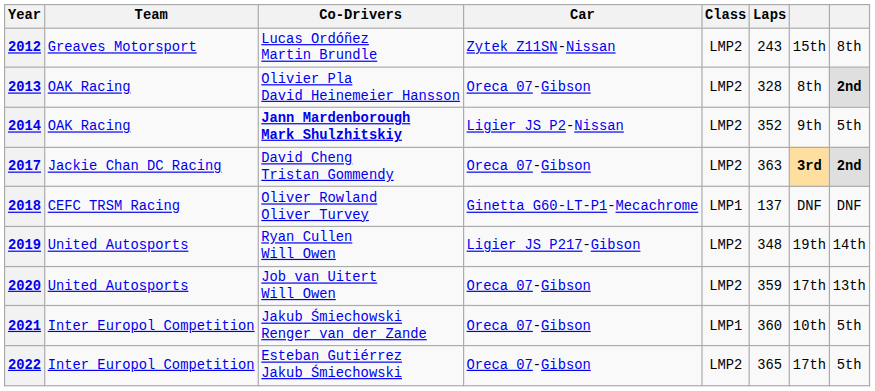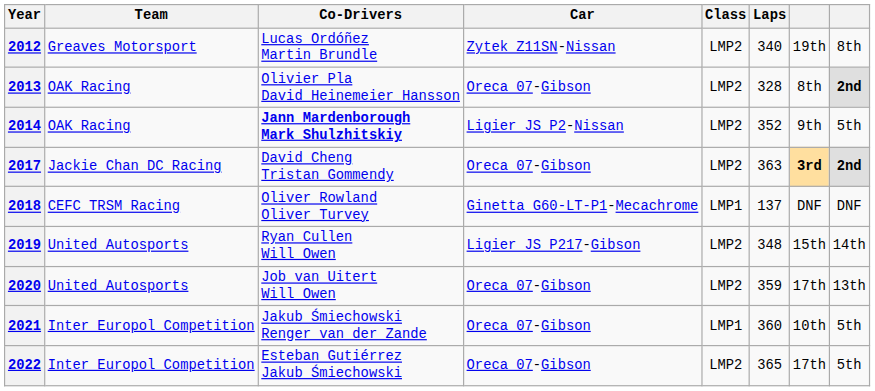(770, 47) 243 -> (770, 47) 340
(809, 47) 15th -> (809, 47) 19th
(809, 246) 19th -> (809, 246) 15th
